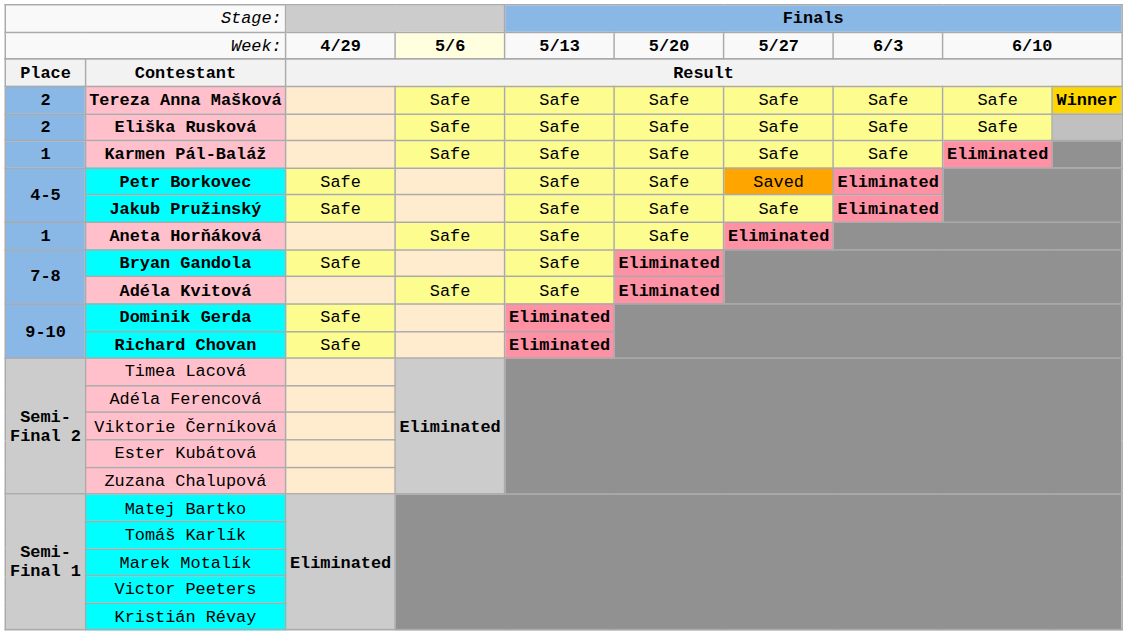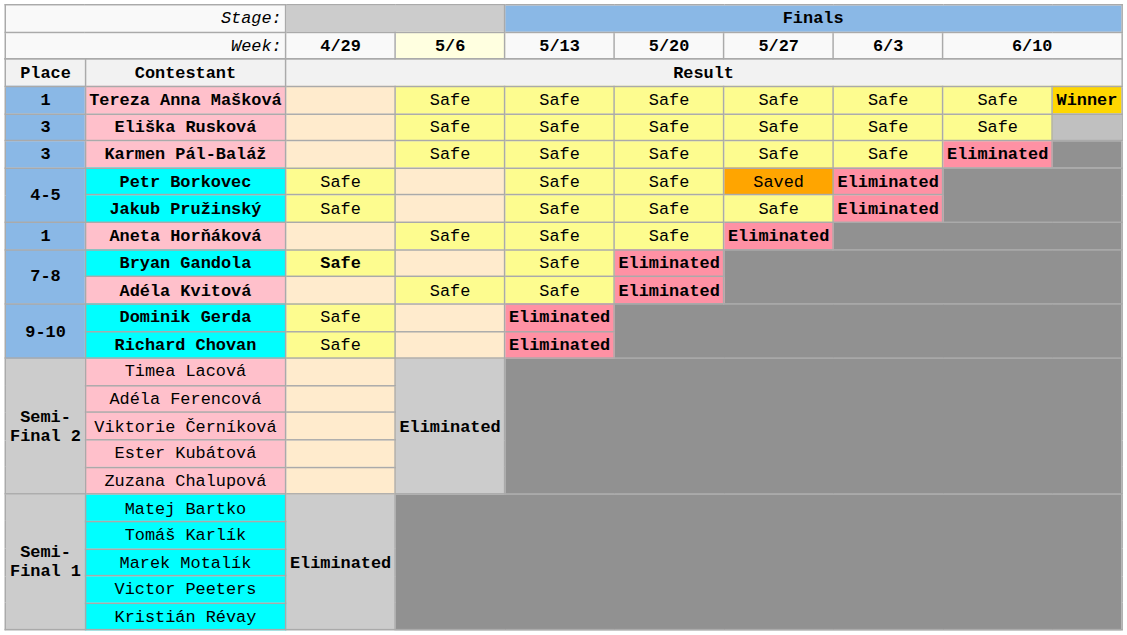(46, 99) 2 -> (46, 99) 1
(46, 127) 2 -> (46, 127) 3
(46, 154) 1 -> (46, 154) 3
(341, 263) normal -> (341, 263) bold
